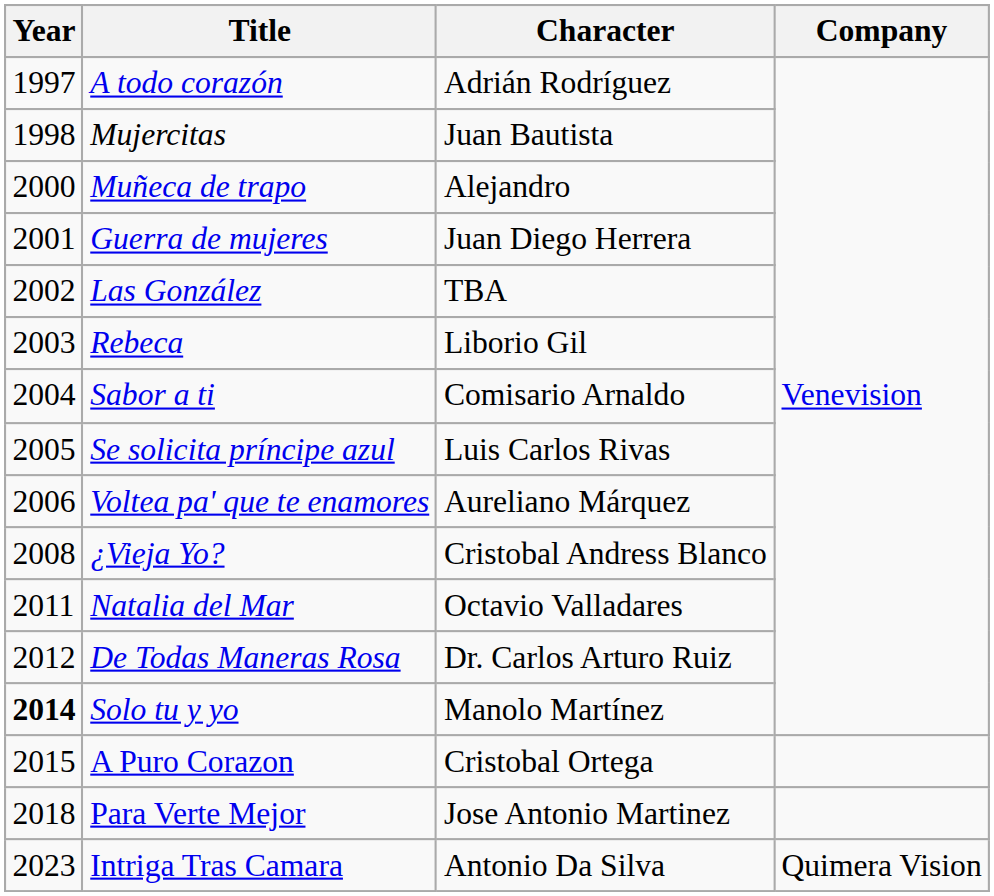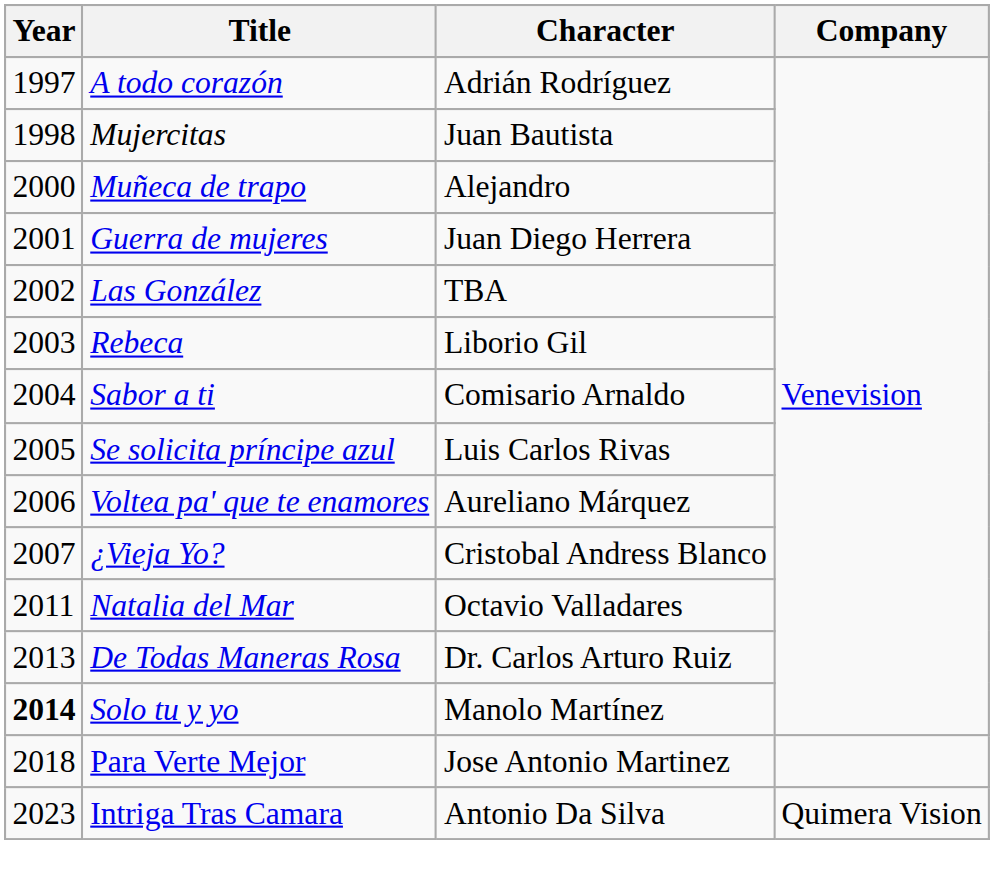(44, 552) 2008 -> (44, 552) 2007
(44, 656) 2012 -> (44, 656) 2013
- row: (192, 760)
